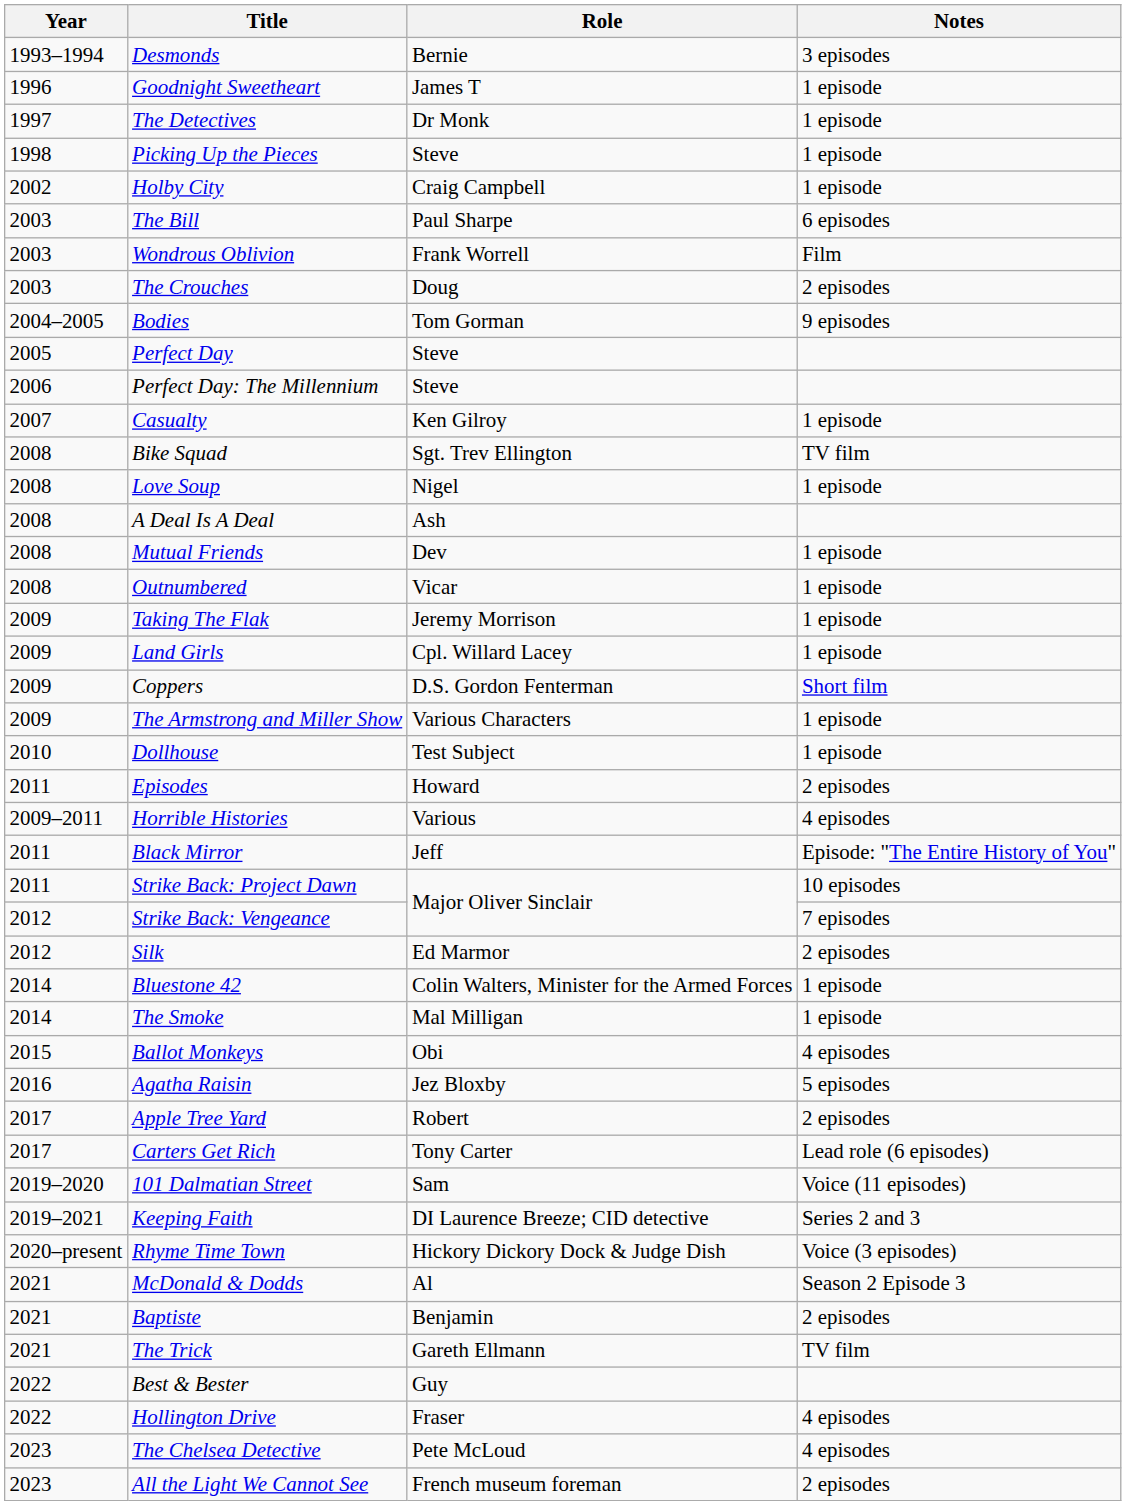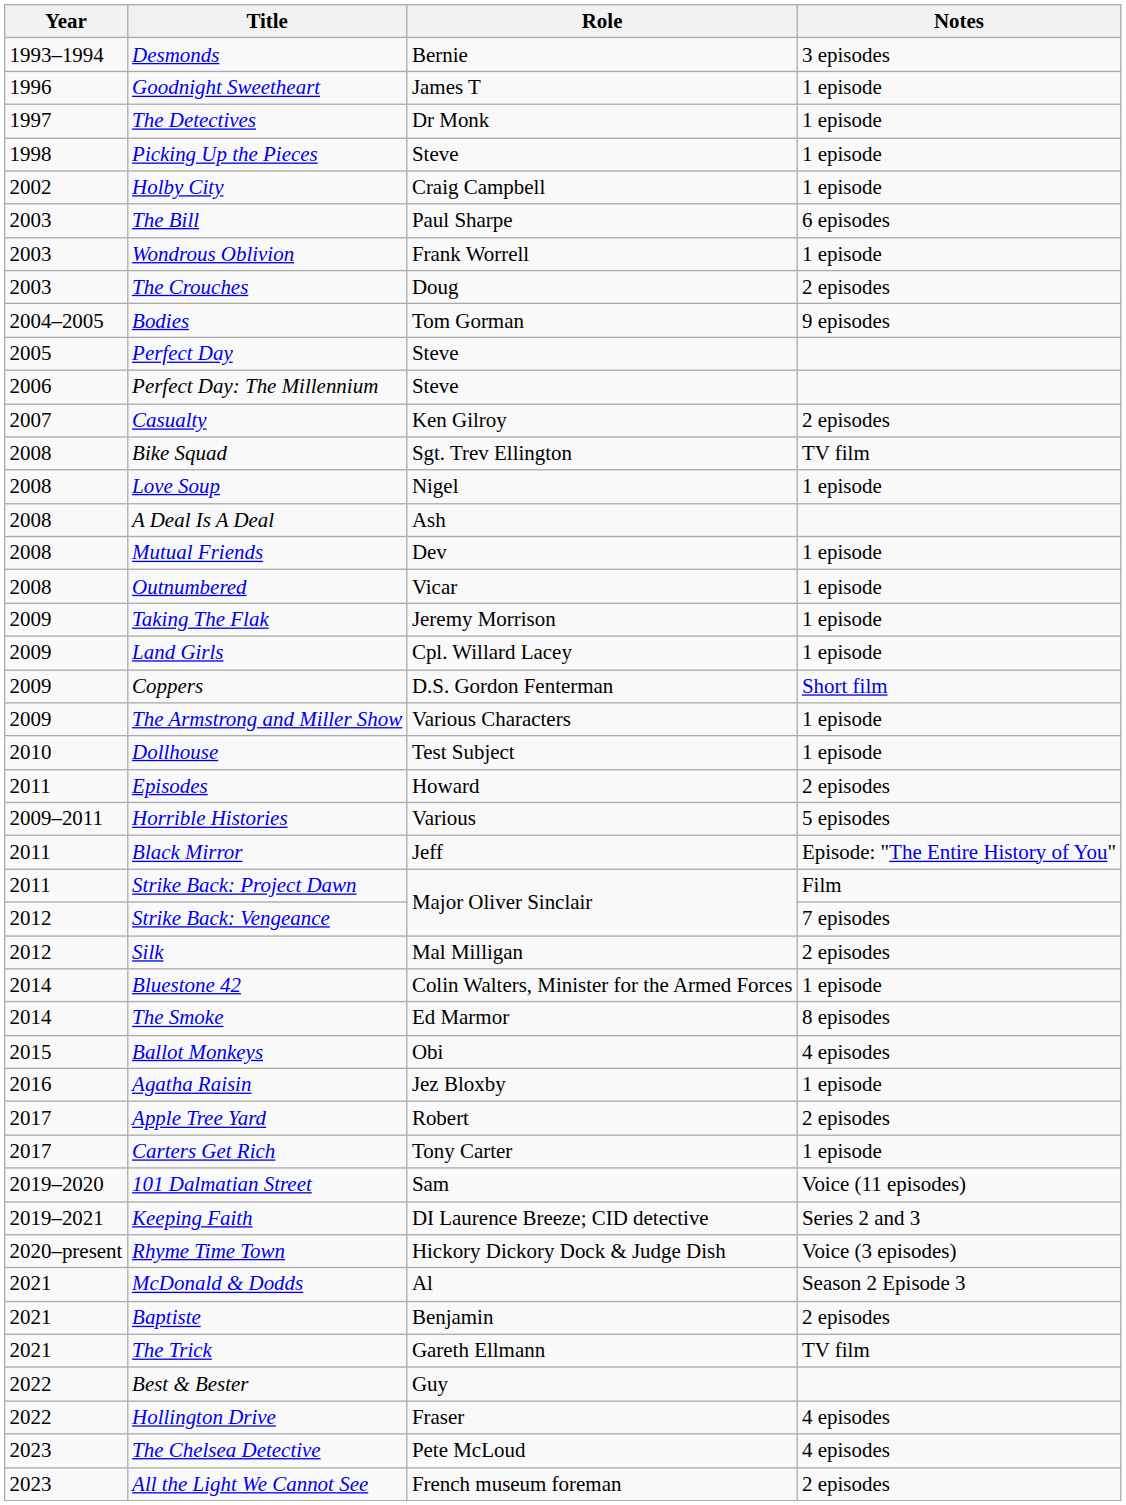(822, 253) Film -> (842, 253) 1 episode
(842, 420) 1 episode -> (846, 420) 2 episodes
(846, 818) 4 episodes -> (846, 818) 5 episodes
(851, 885) 10 episodes -> (822, 885) Film
(461, 951) Ed Marmor -> (468, 951) Mal Milligan
(468, 1018) Mal Milligan -> (461, 1018) Ed Marmor
(842, 1018) 1 episode -> (846, 1018) 8 episodes
(846, 1084) 5 episodes -> (842, 1084) 1 episode
(895, 1151) Lead role (6 episodes) -> (842, 1151) 1 episode
